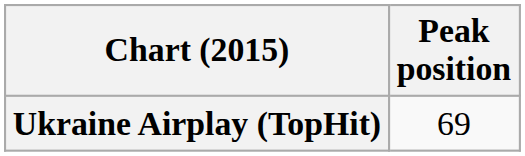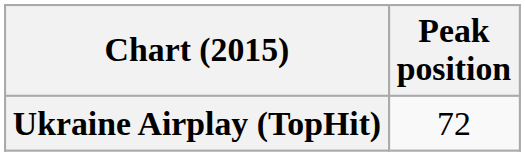(454, 122) 69 -> (454, 122) 72
